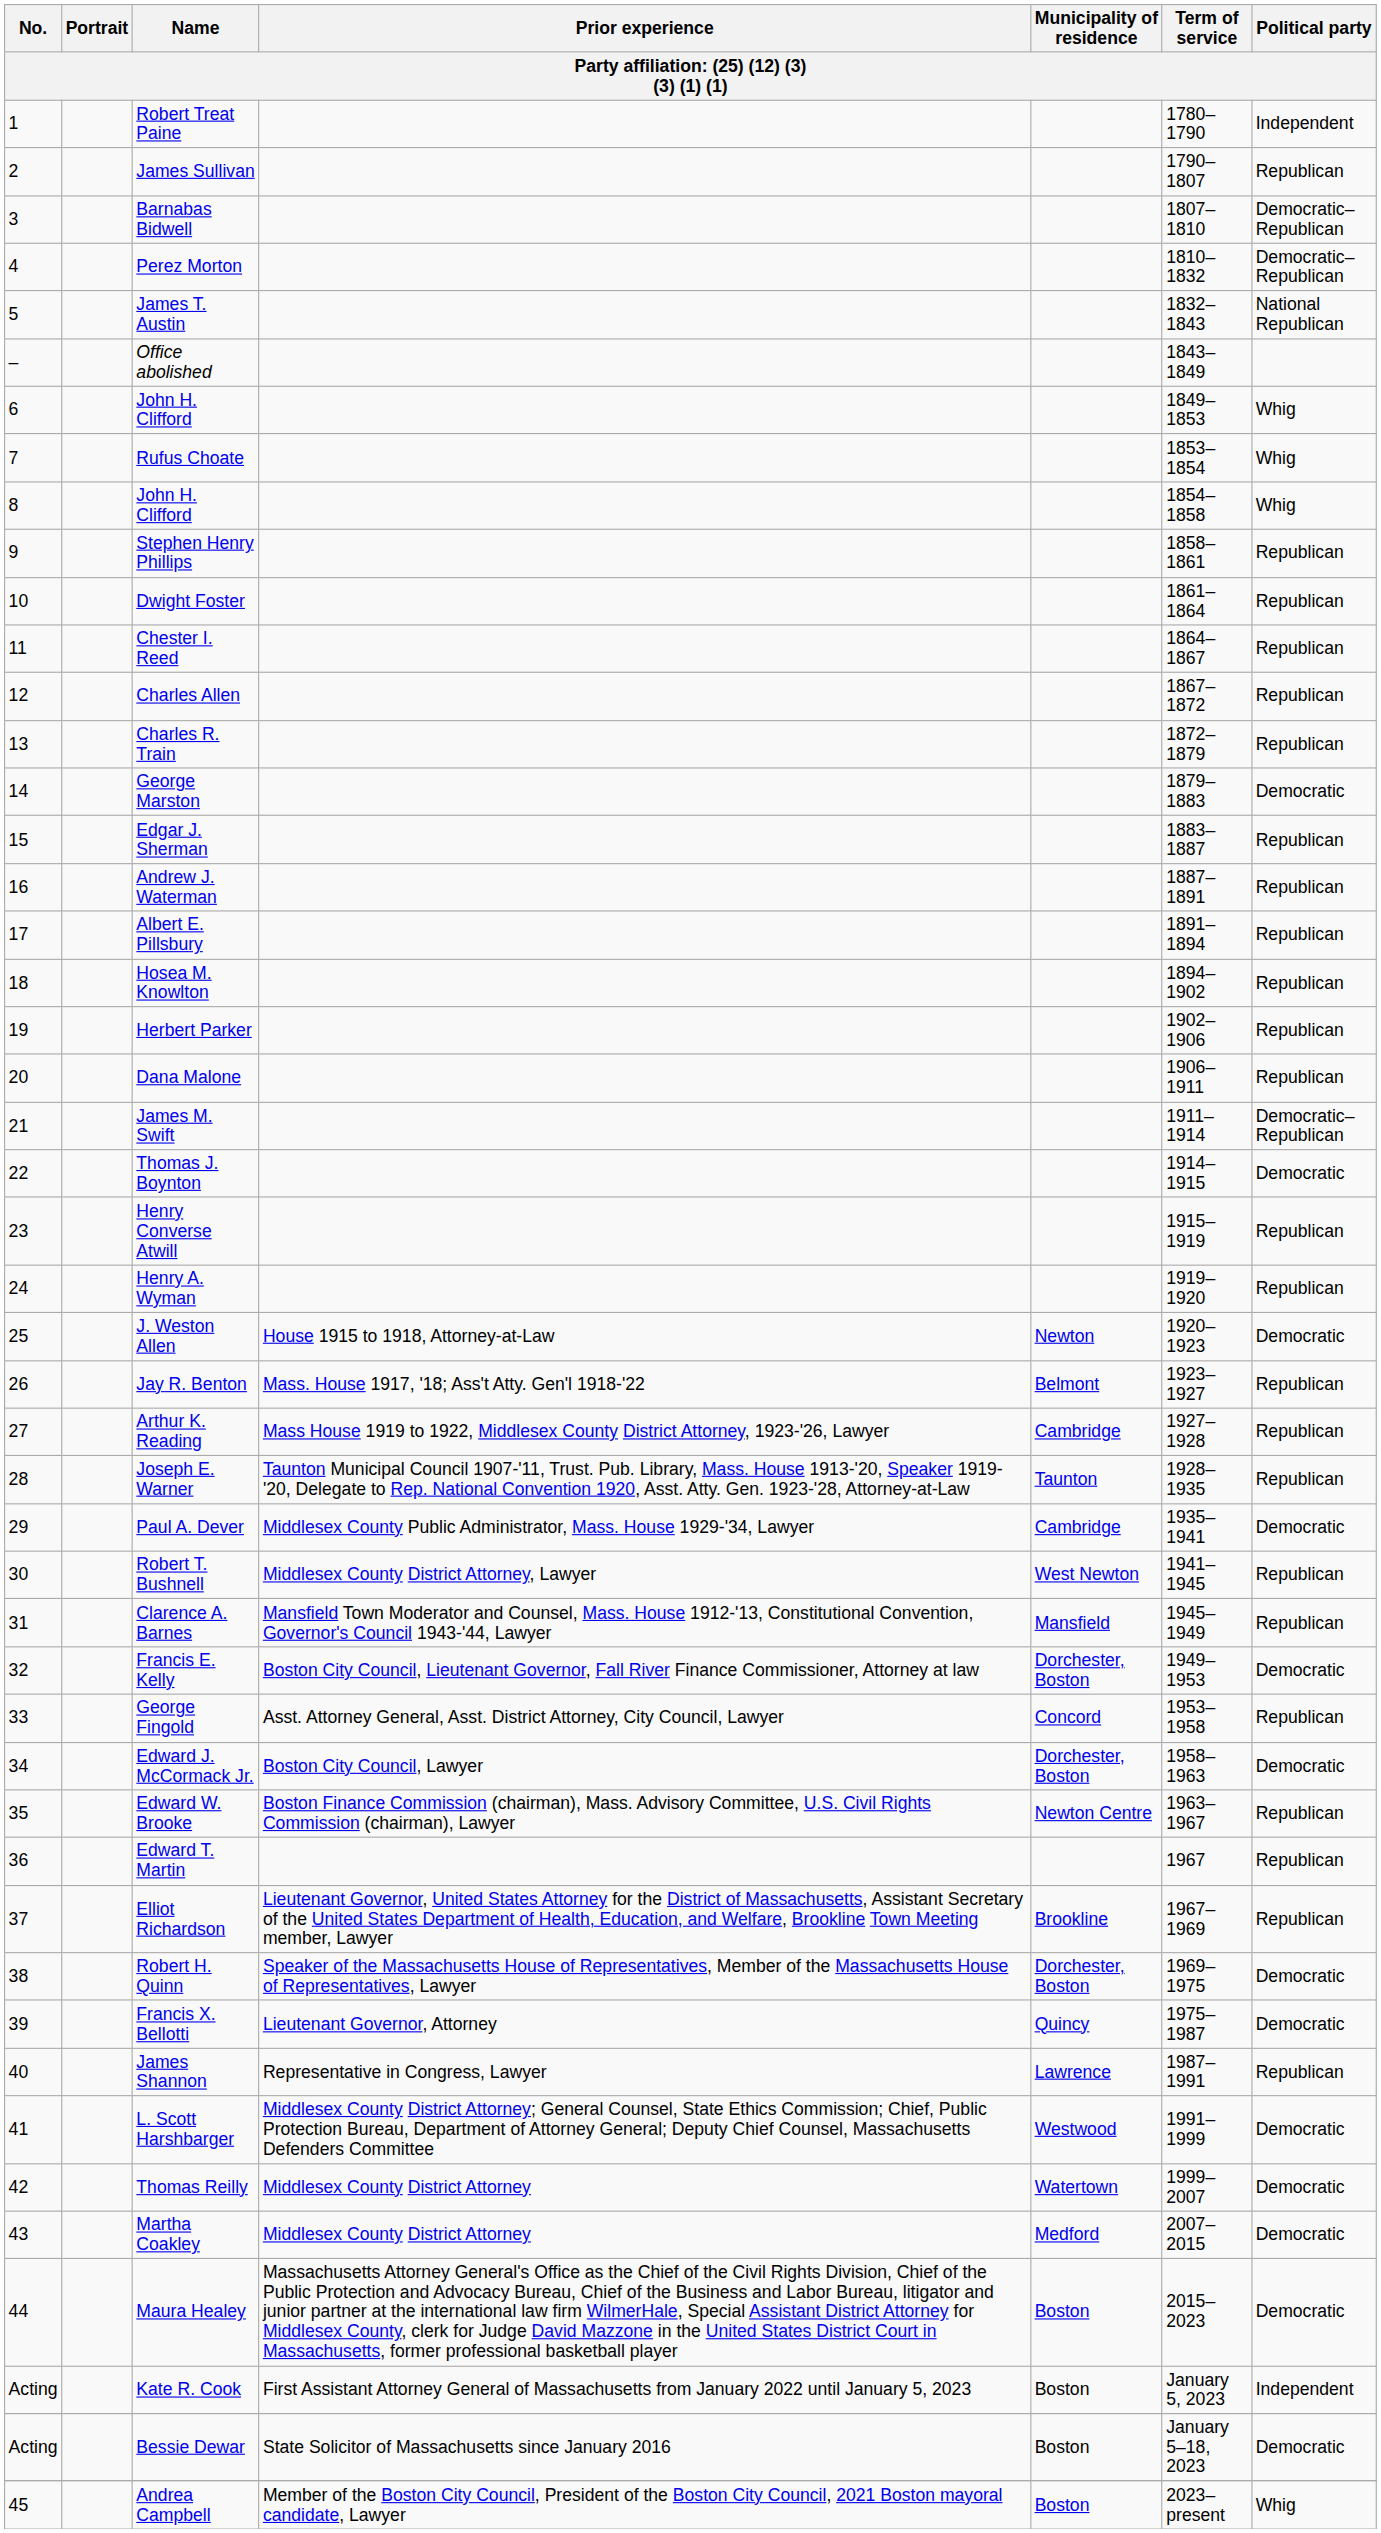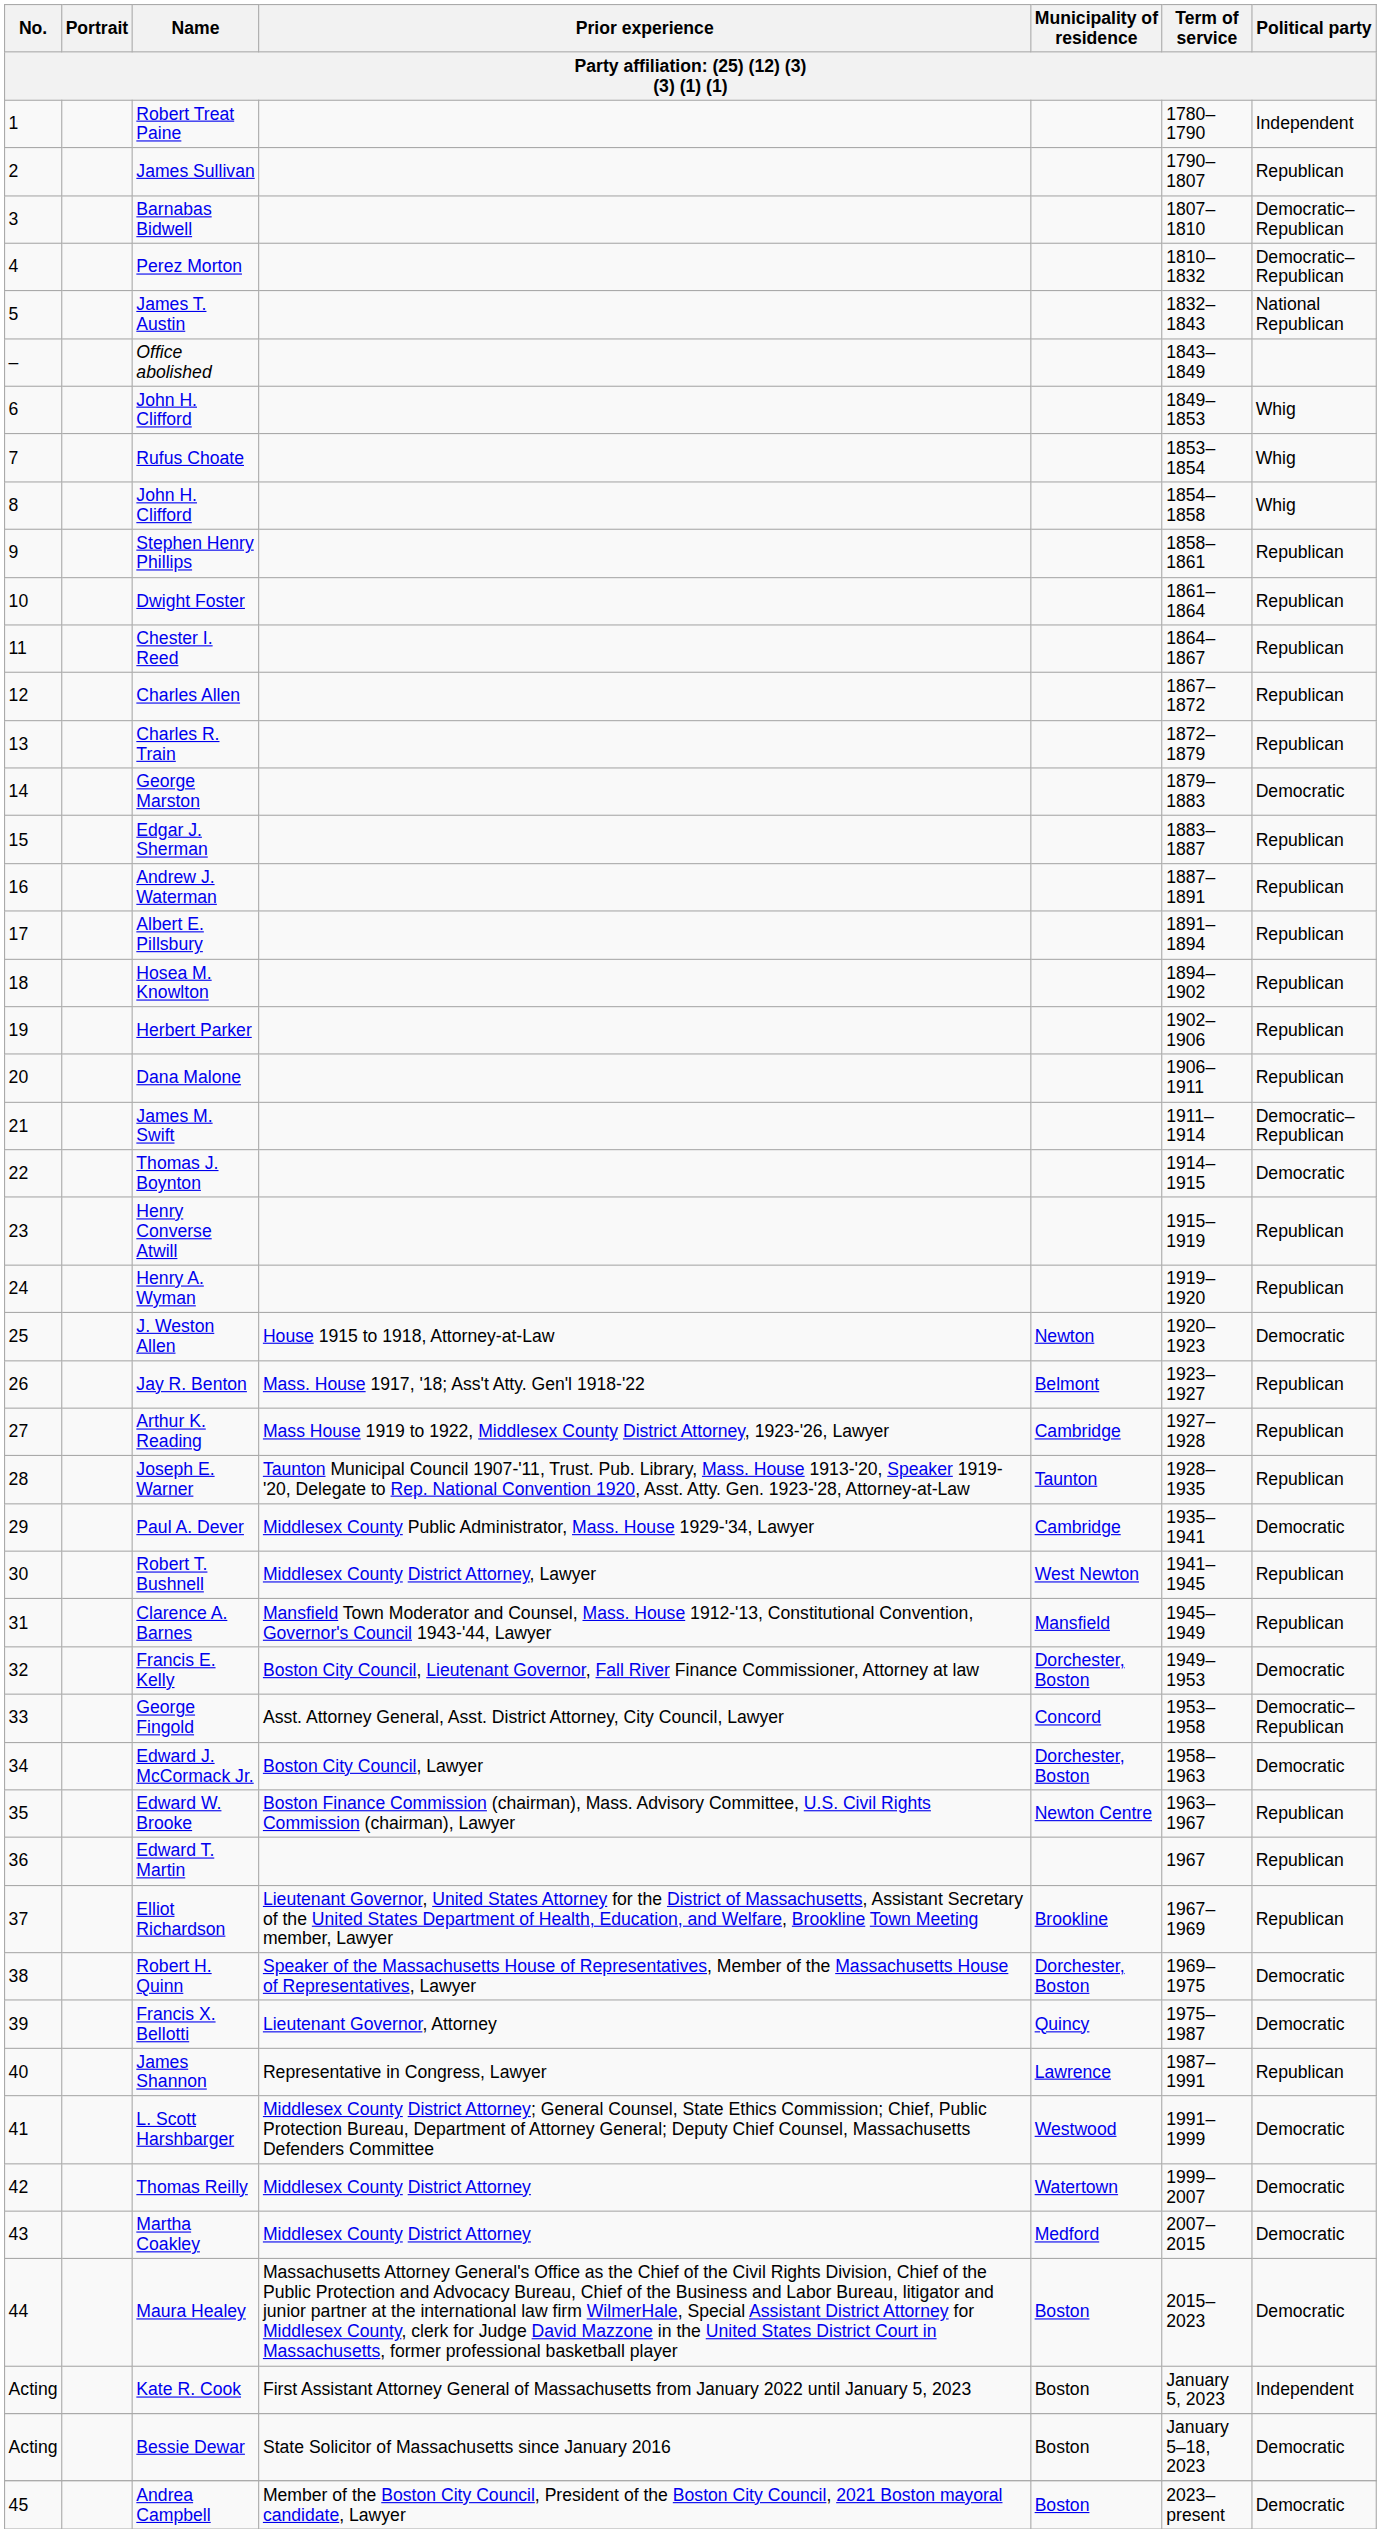(1300, 1718) Republican -> (1305, 1718) Democratic–Republican
(1276, 2504) Whig -> (1300, 2504) Democratic
